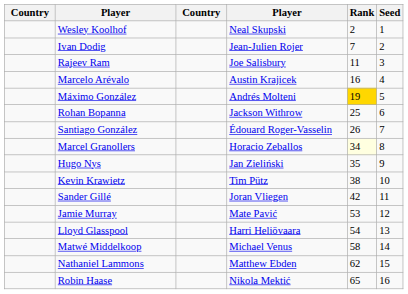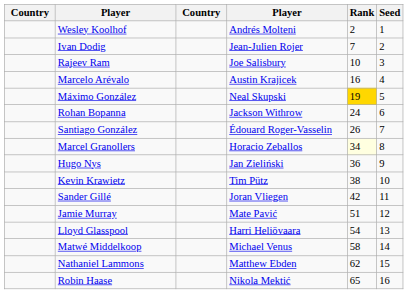(258, 29) Neal Skupski -> (263, 29) Andrés Molteni
(355, 63) 11 -> (355, 63) 10
(263, 96) Andrés Molteni -> (258, 96) Neal Skupski
(355, 113) 25 -> (355, 113) 24
(355, 163) 35 -> (355, 163) 36
(355, 213) 53 -> (355, 213) 51
